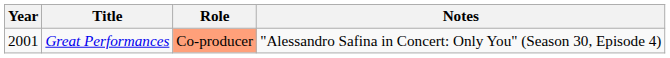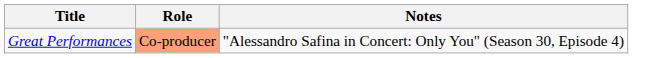- column: (23, 16)
